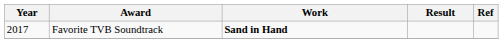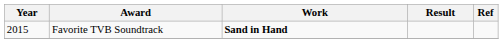(18, 30) 2017 -> (18, 30) 2015
